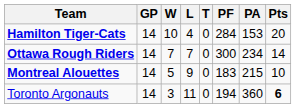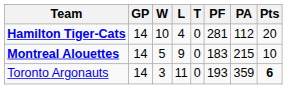(226, 34) 284 -> (217, 34) 281
(252, 34) 153 -> (244, 34) 112
- row: (71, 53)
(226, 93) 194 -> (217, 73) 193
(252, 93) 360 -> (244, 73) 359
